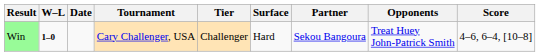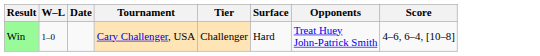- column: (330, 13)
(48, 36) bold -> (48, 37) normal
